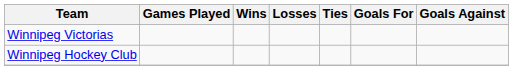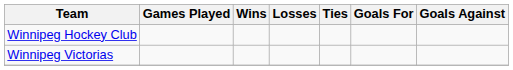rows swapped: (60, 34) <-> (72, 55)
